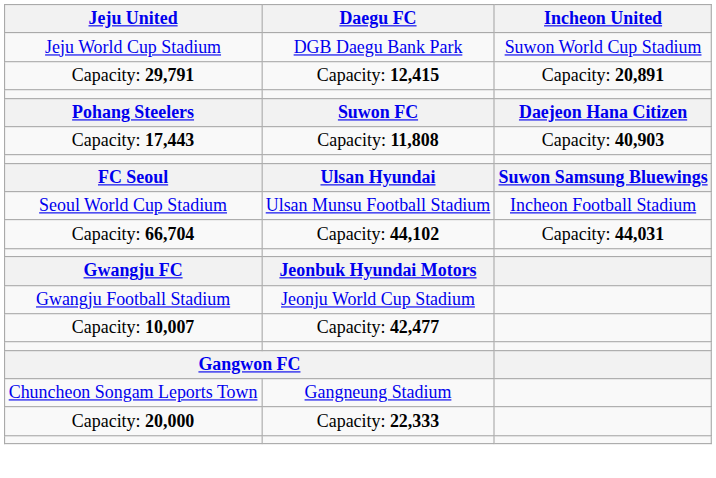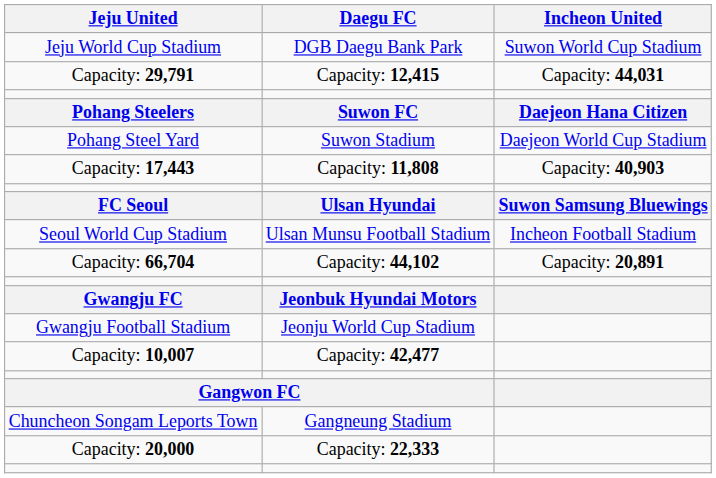(603, 75) Capacity: 20,891 -> (603, 75) Capacity: 44,031
+ row: (133, 140)
(603, 234) Capacity: 44,031 -> (603, 262) Capacity: 20,891
